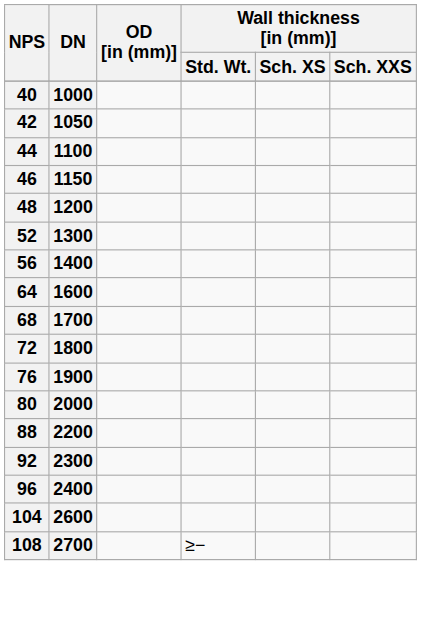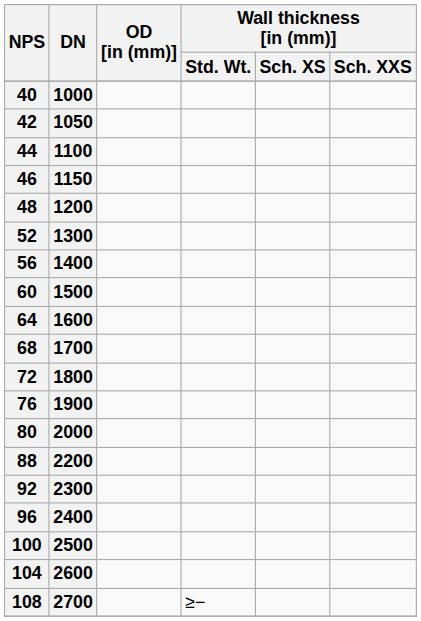+ row: (27, 292)
+ row: (27, 545)
